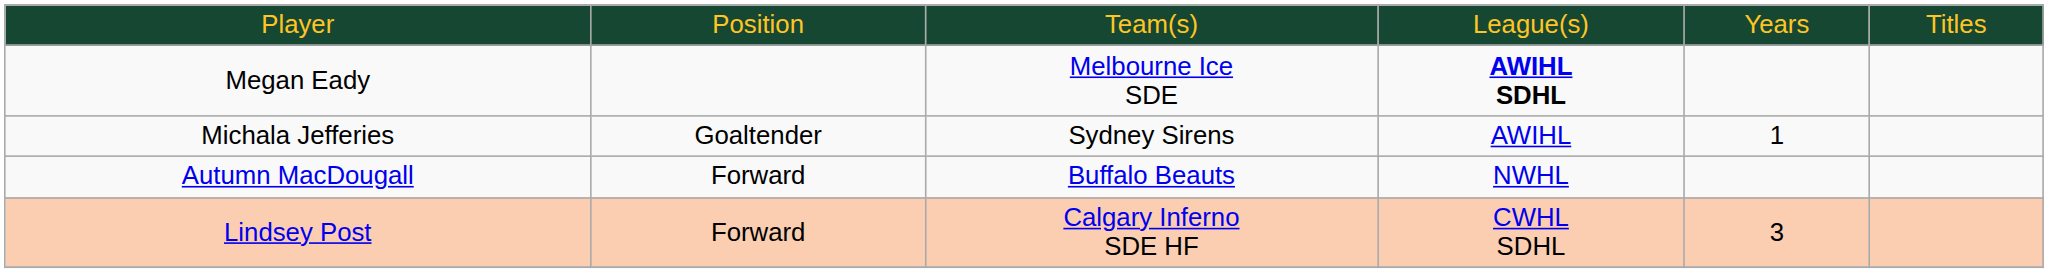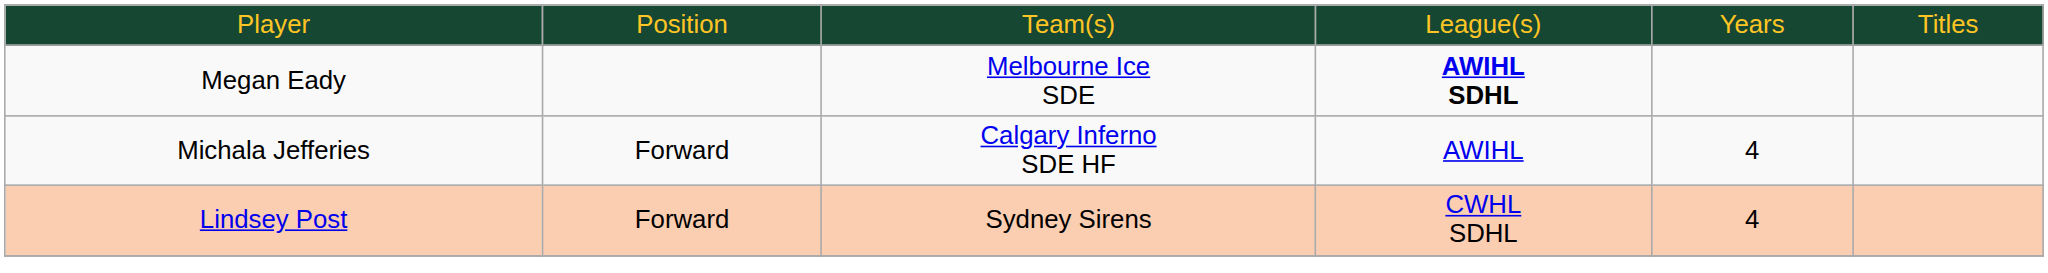(758, 135) Goaltender -> (682, 150) Forward
(1151, 135) Sydney Sirens -> (1069, 150) Calgary Inferno SDE HF
(1777, 135) 1 -> (1752, 150) 4
- row: (298, 176)
(1151, 231) Calgary Inferno SDE HF -> (1069, 219) Sydney Sirens
(1777, 231) 3 -> (1752, 219) 4
